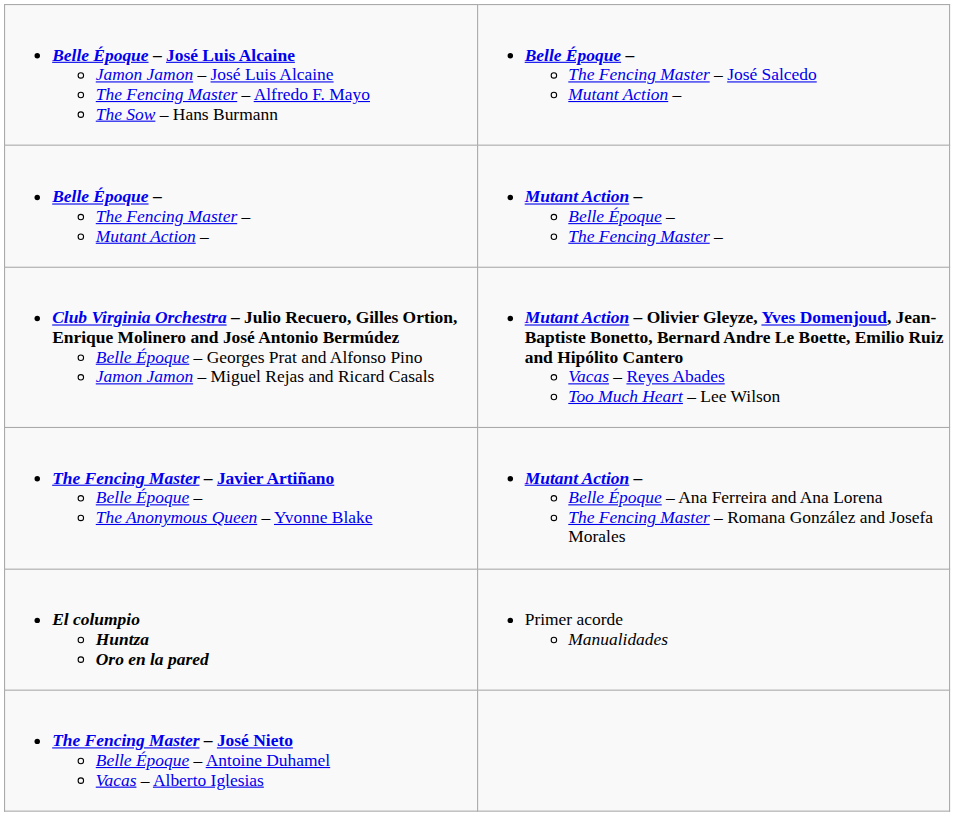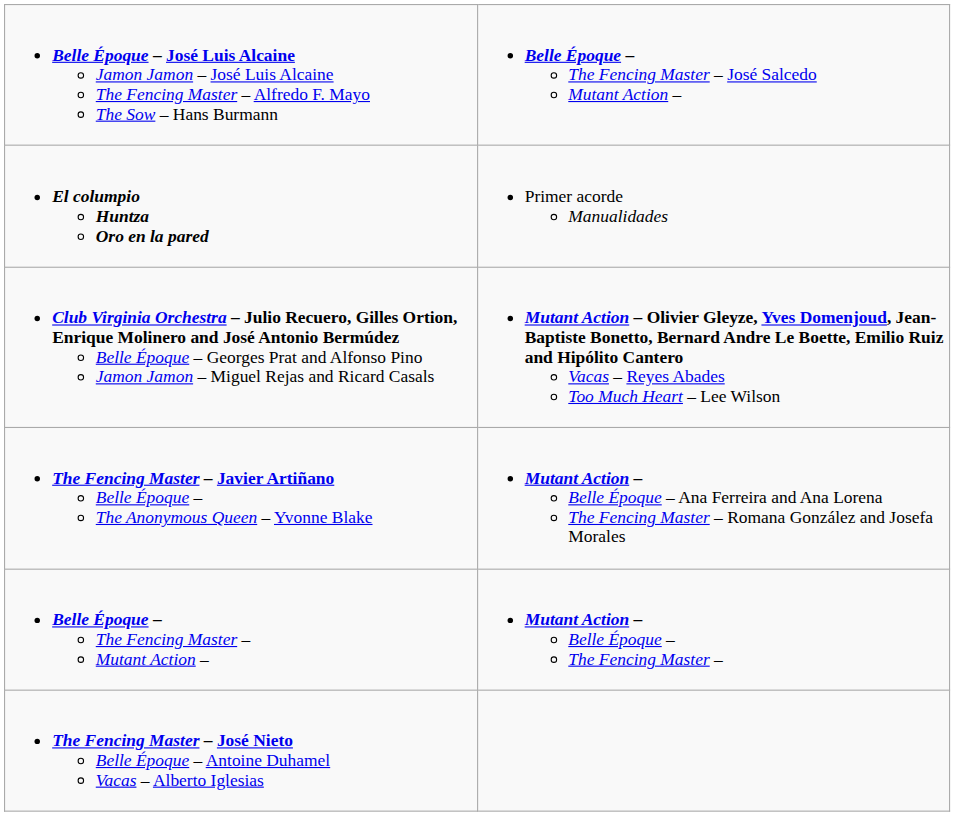rows swapped: (241, 216) <-> (241, 639)
